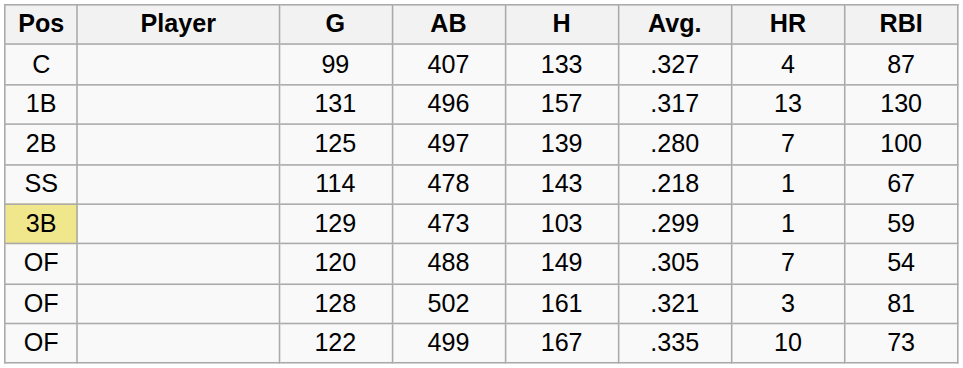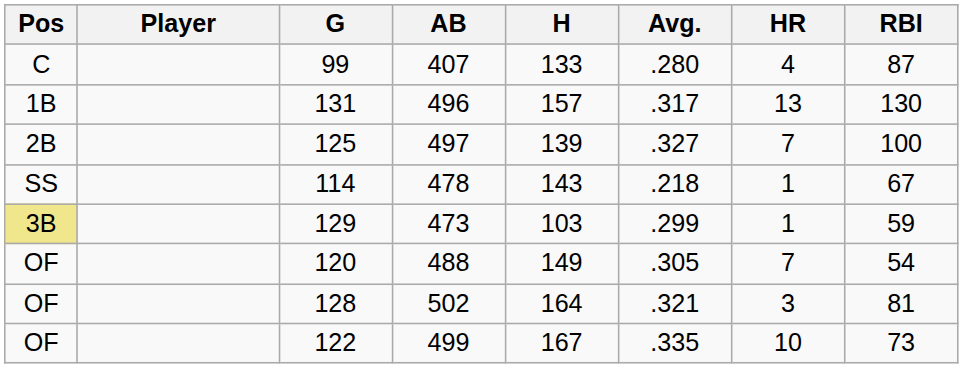(675, 64) .327 -> (675, 64) .280
(675, 143) .280 -> (675, 143) .327
(562, 303) 161 -> (562, 303) 164
